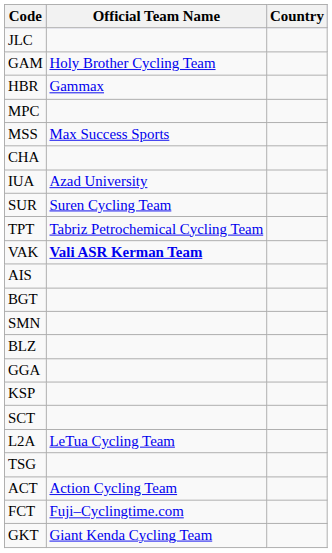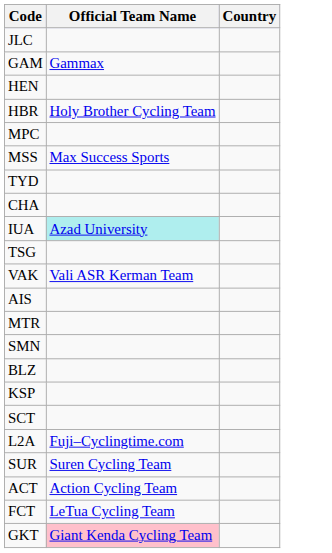(133, 63) Holy Brother Cycling Team -> (77, 63) Gammax
+ row: (23, 87)
(77, 87) Gammax -> (133, 110) Holy Brother Cycling Team
+ row: (23, 181)
(98, 181) no background -> (98, 228) paleturquoise background
rows swapped: (22, 205) <-> (22, 464)
- row: (21, 228)
(126, 252) bold -> (121, 275) normal
- row: (23, 299)
+ row: (24, 323)
- row: (24, 370)
(112, 441) LeTua Cycling Team -> (117, 441) Fuji–Cyclingtime.com
(117, 511) Fuji–Cyclingtime.com -> (112, 511) LeTua Cycling Team
(131, 535) no background -> (131, 535) pink background
